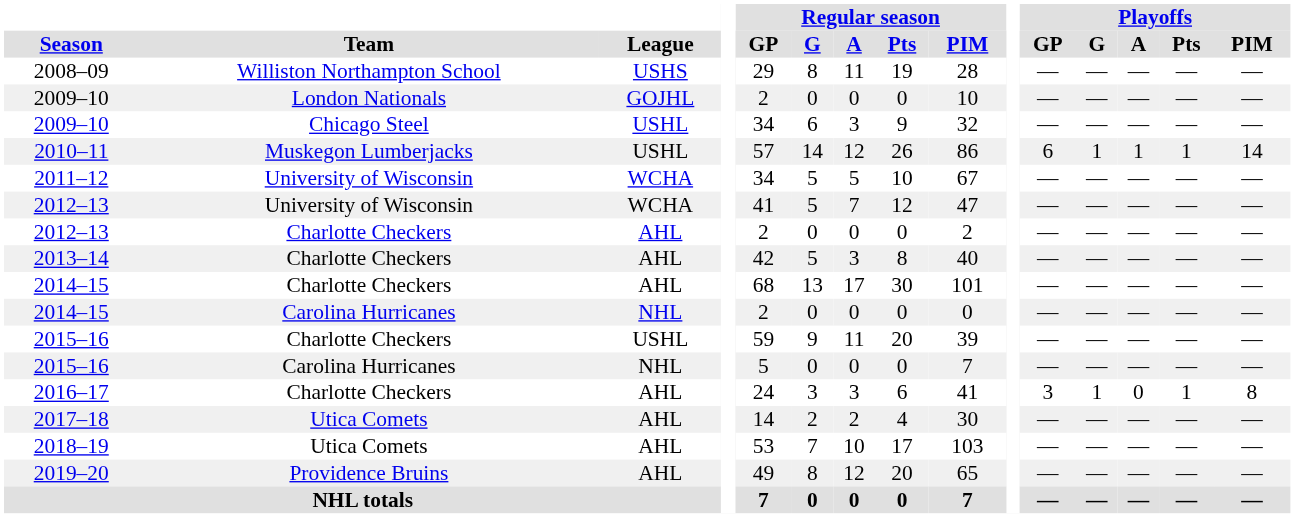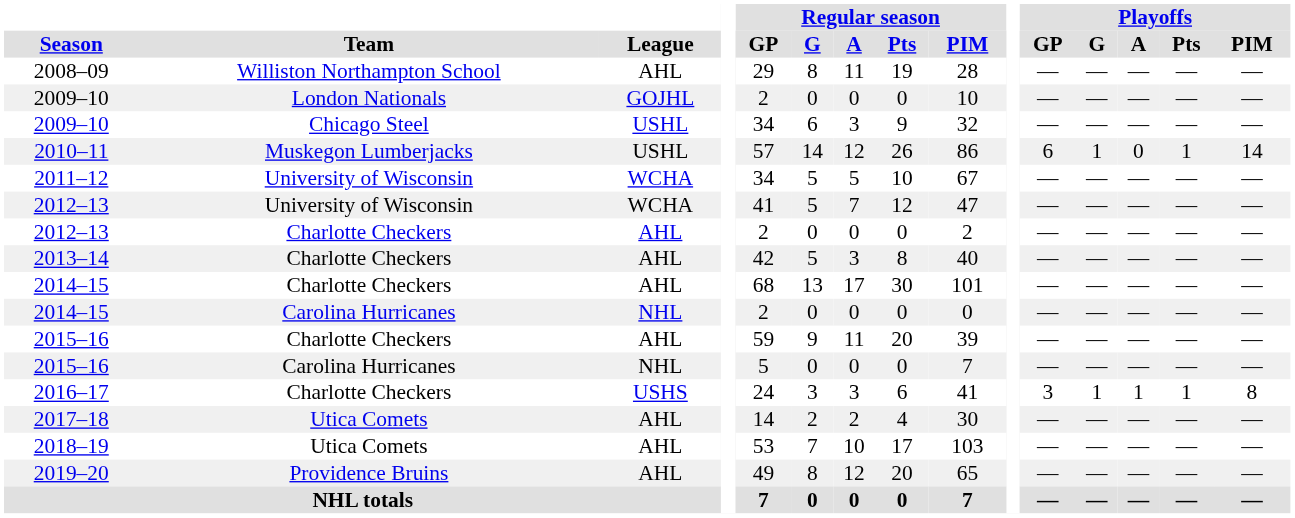(660, 70) USHS -> (660, 70) AHL
(1138, 151) 1 -> (1138, 151) 0
(660, 338) USHL -> (660, 338) AHL
(660, 392) AHL -> (660, 392) USHS
(1138, 392) 0 -> (1138, 392) 1
